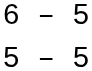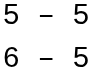rows swapped: (46, 59) <-> (46, 16)
